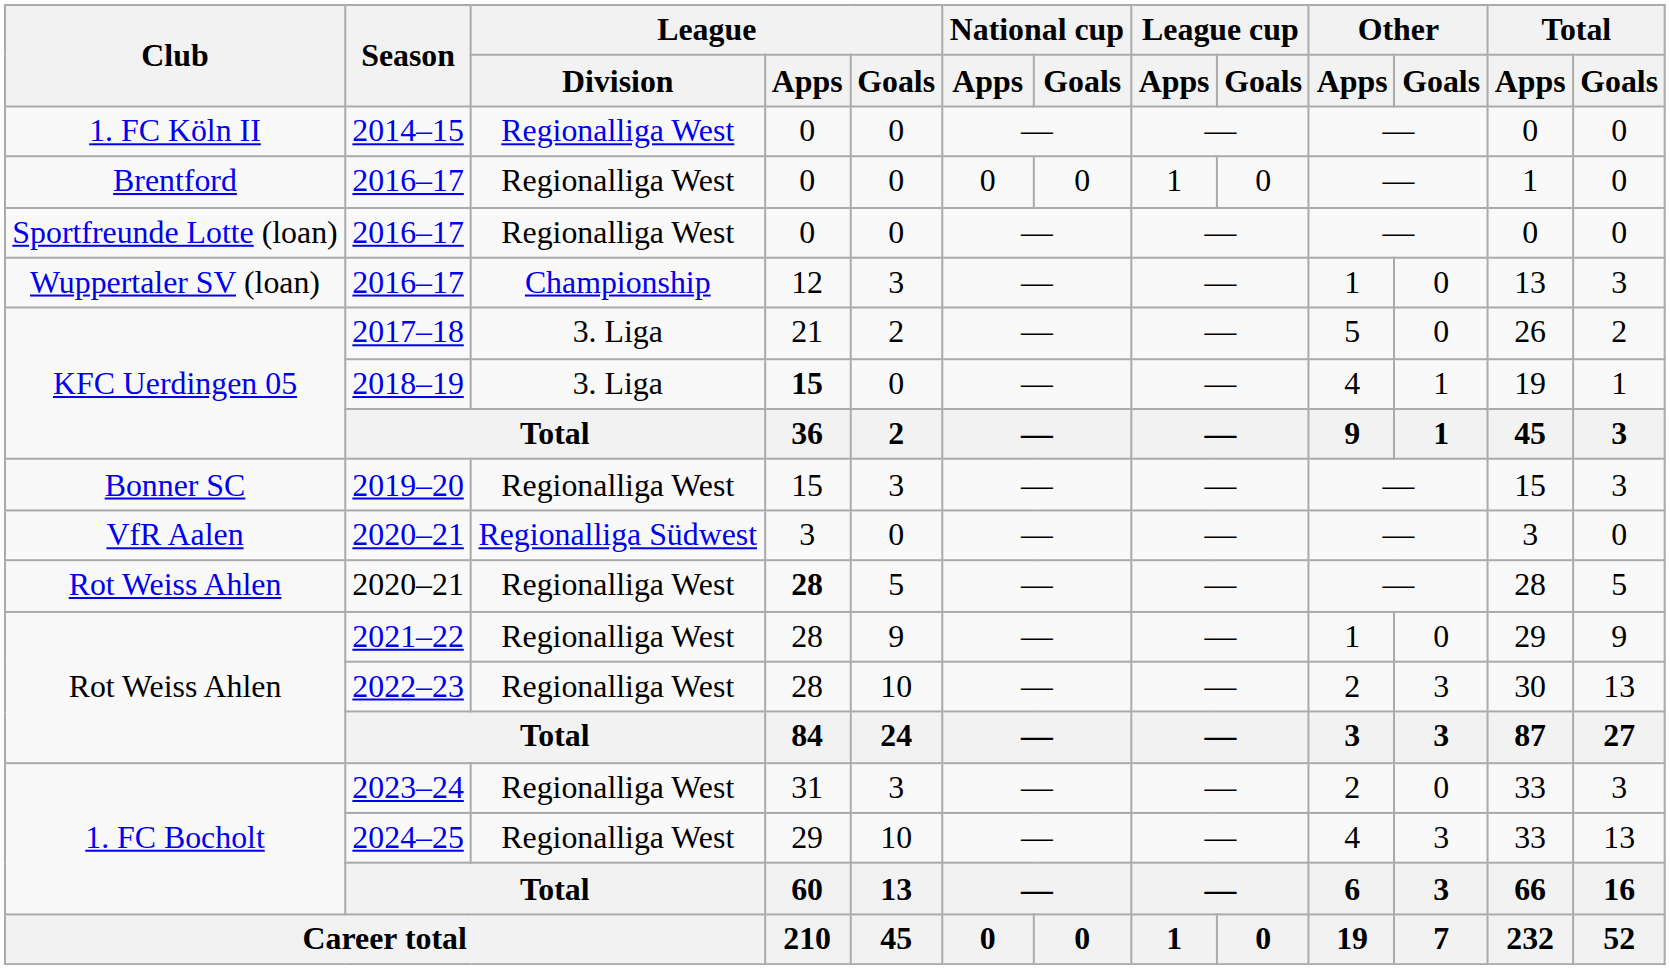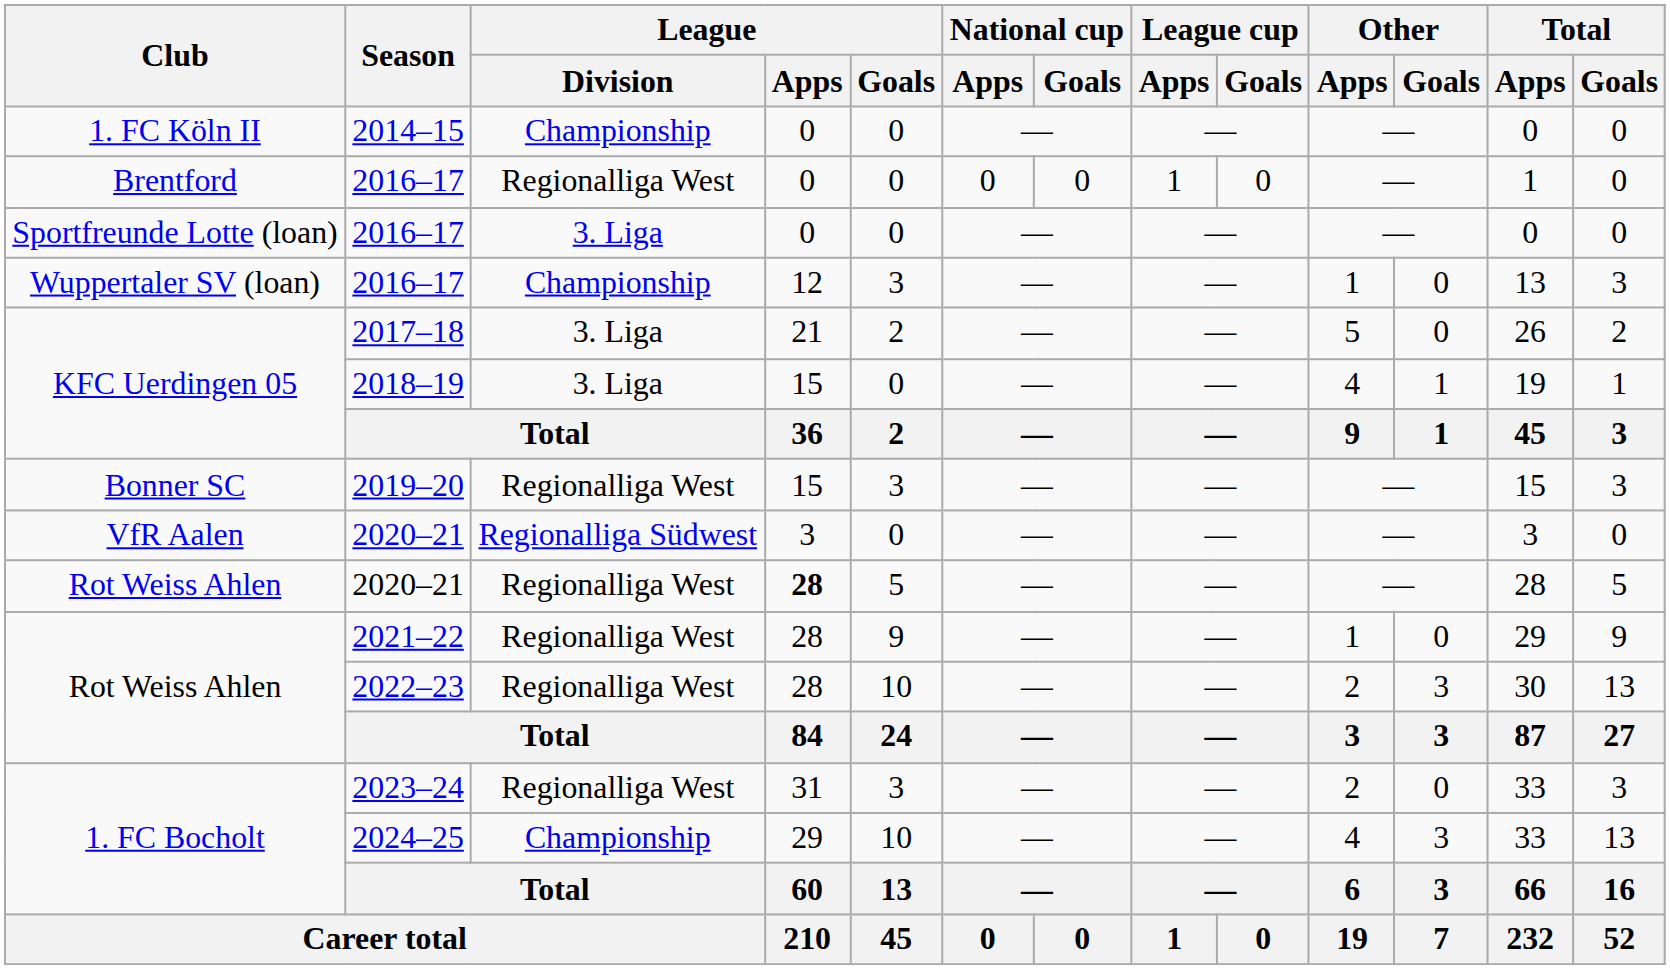(618, 130) Regionalliga West -> (618, 130) Championship
(618, 231) Regionalliga West -> (618, 231) 3. Liga
(807, 383) bold -> (807, 383) normal
(618, 837) Regionalliga West -> (618, 837) Championship
